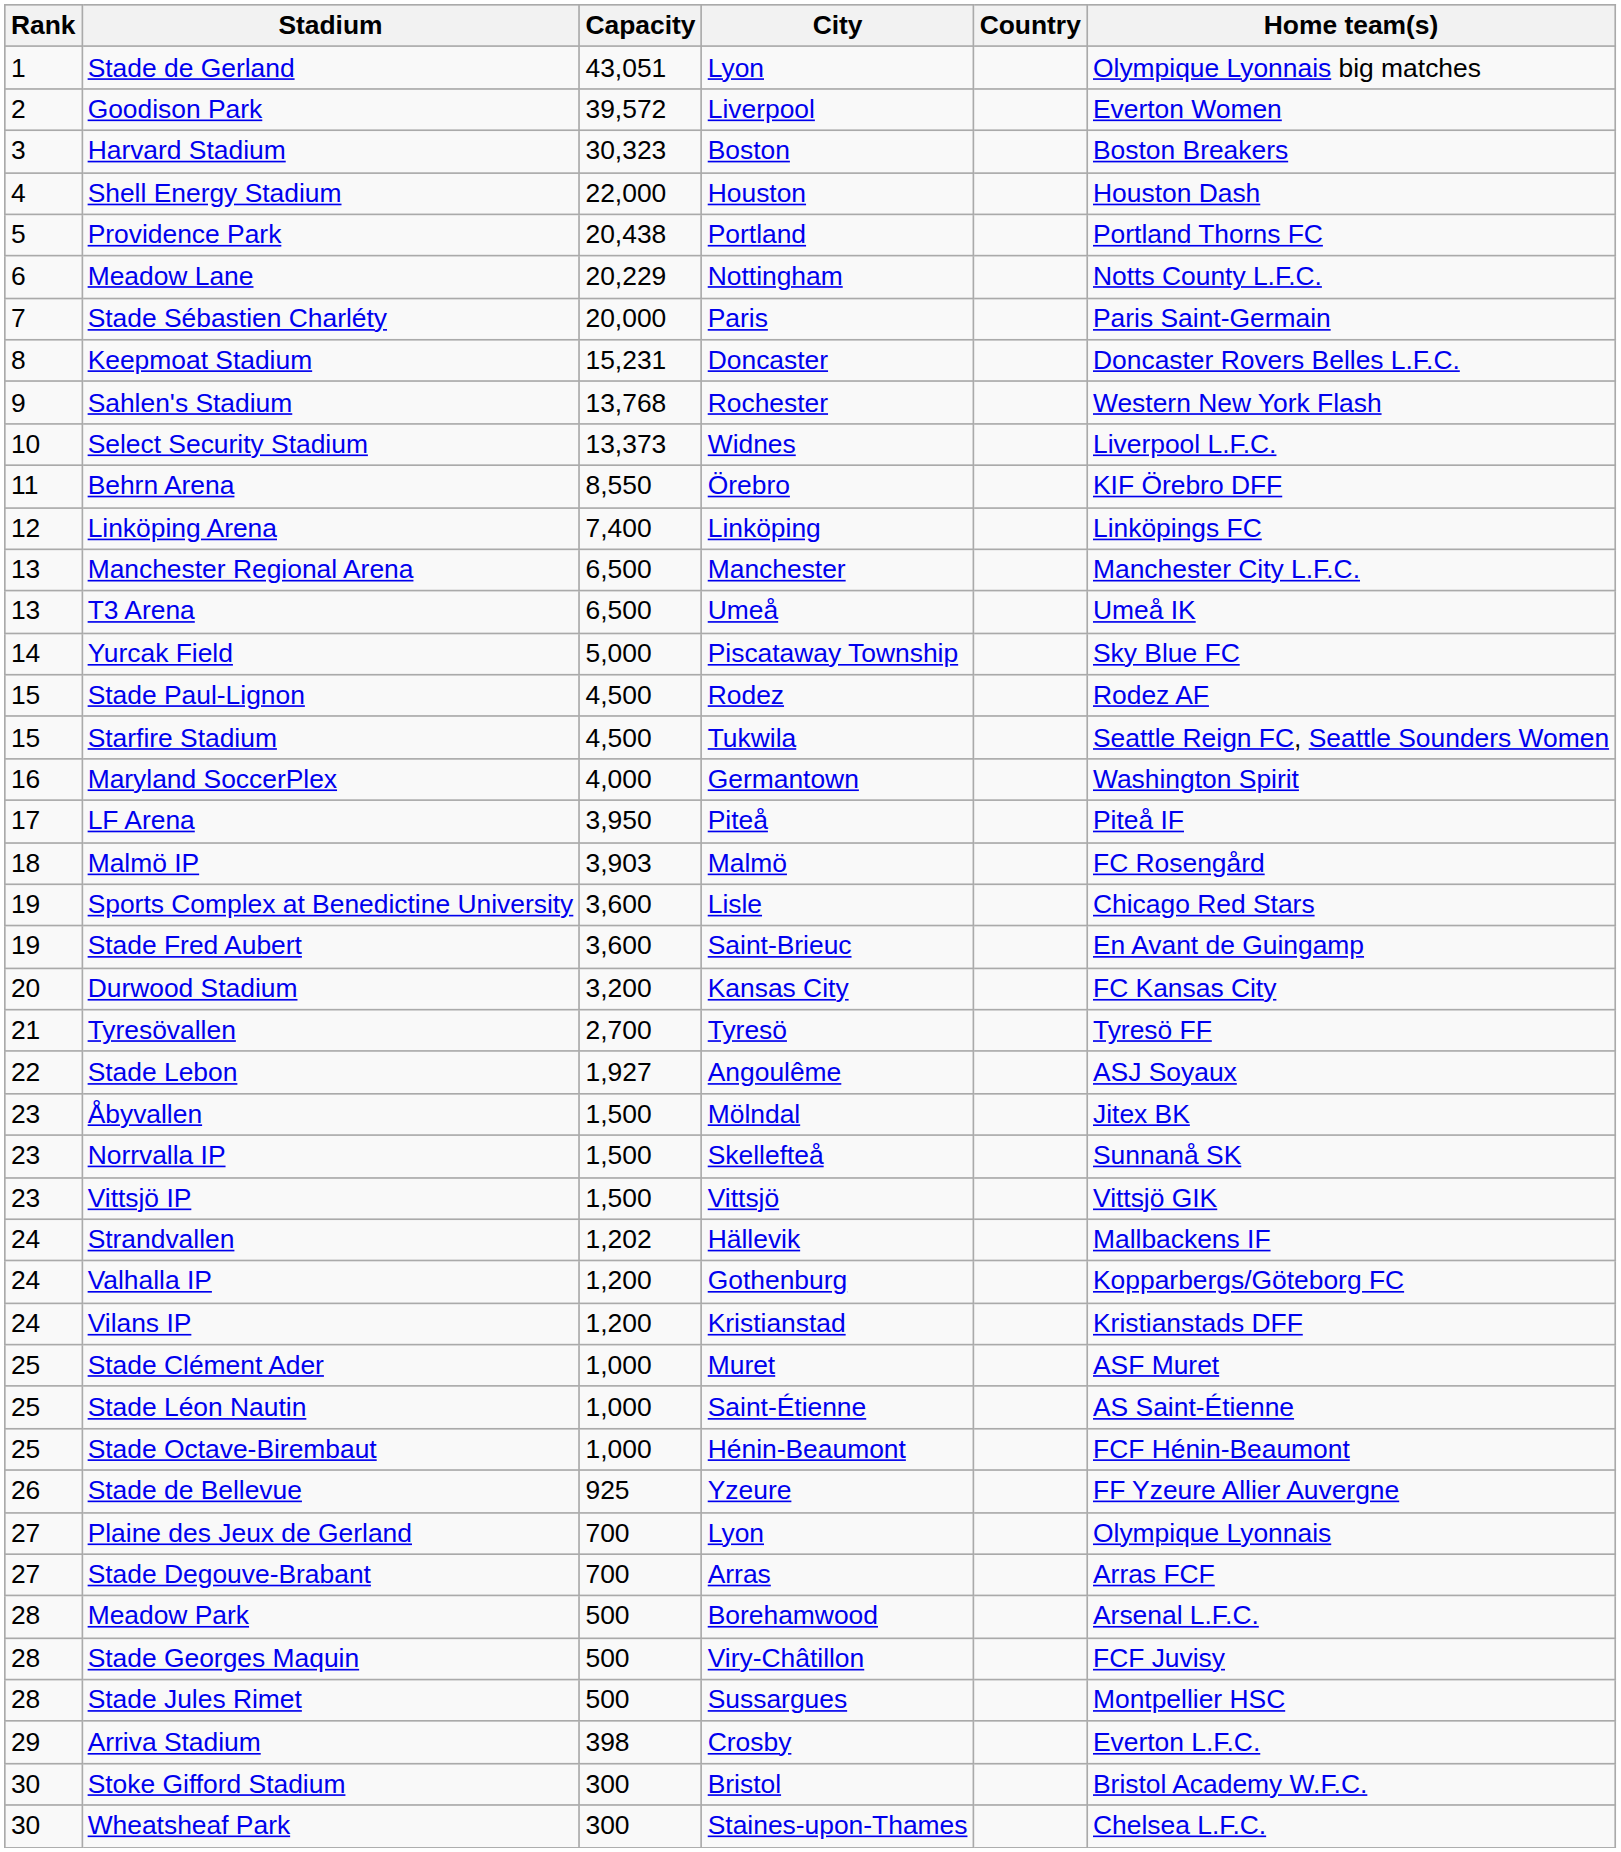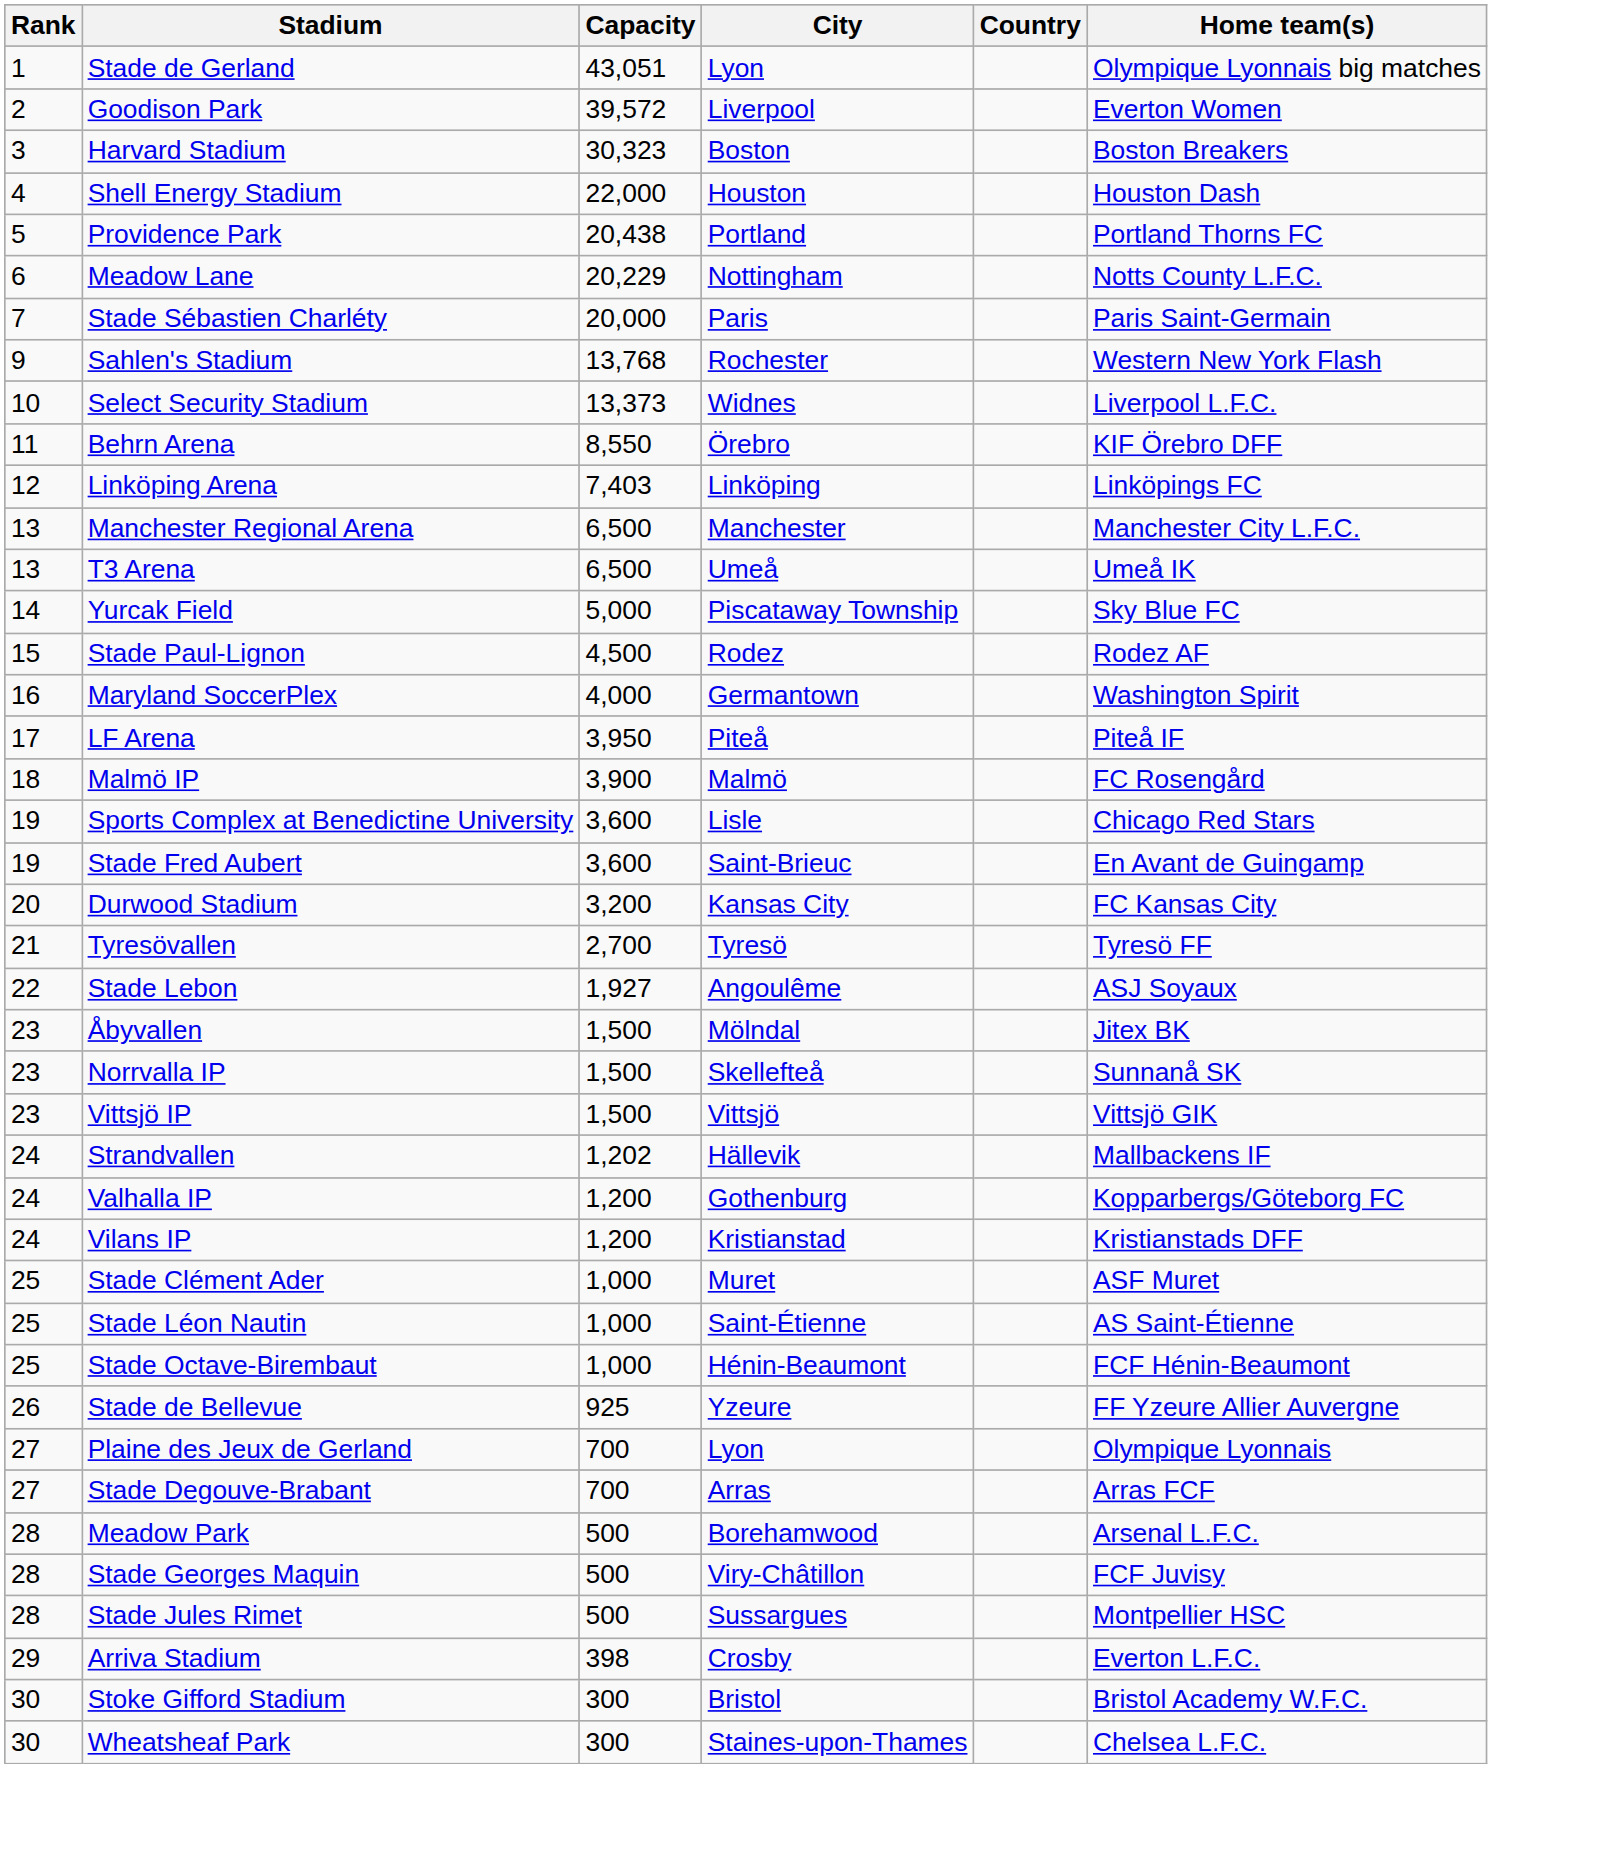- row: (200, 360)
(619, 527) 7,400 -> (619, 485) 7,403
- row: (182, 737)
(619, 862) 3,903 -> (619, 779) 3,900
